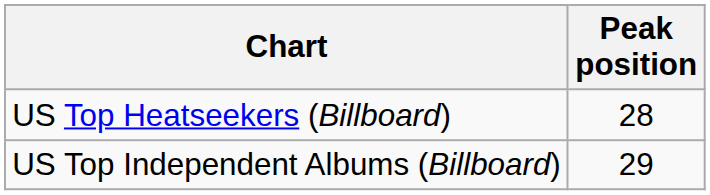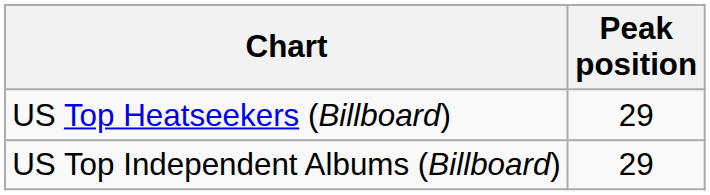(636, 114) 28 -> (636, 114) 29
